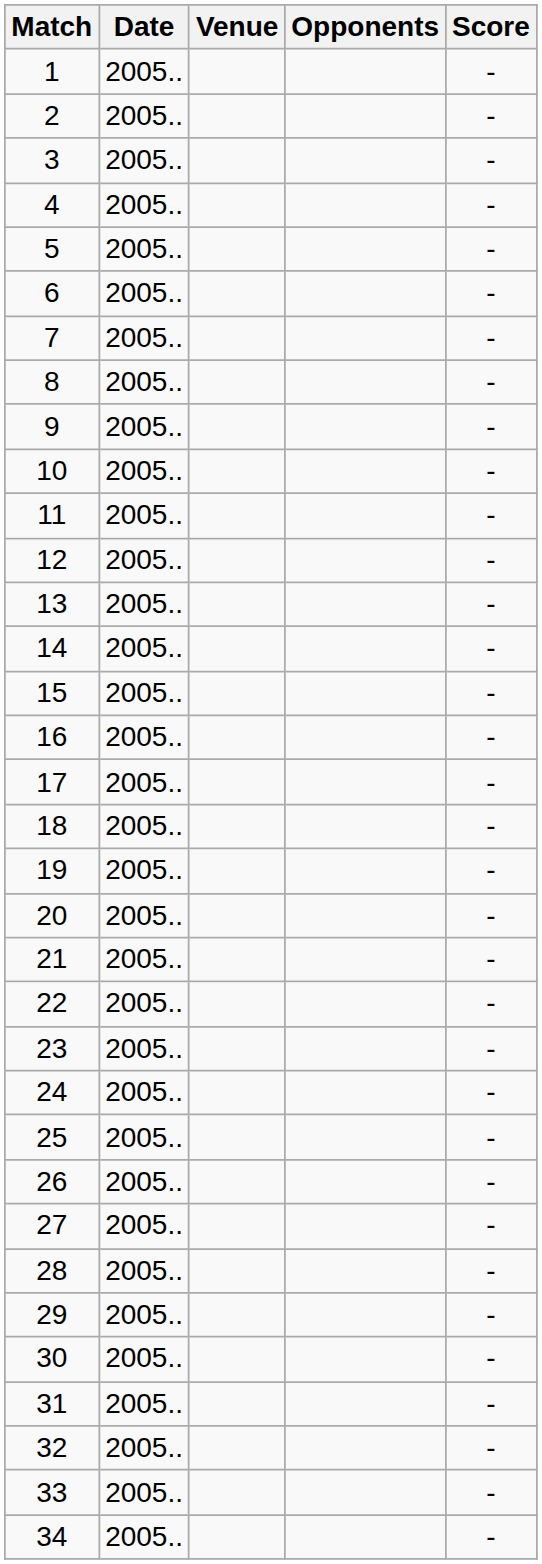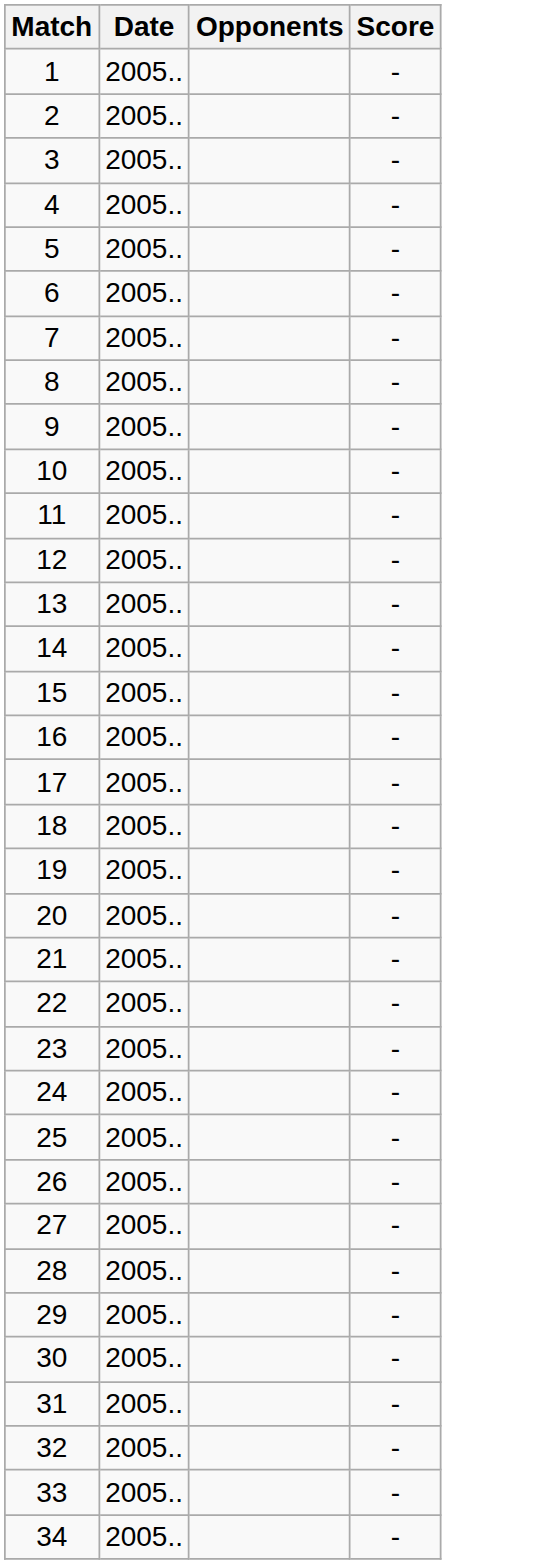- column: (237, 26)
